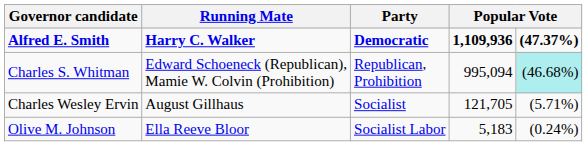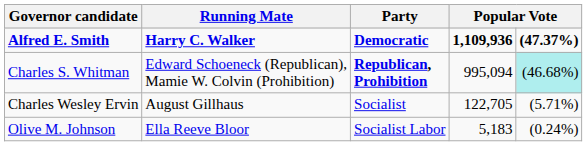(390, 72) normal -> (393, 72) bold
(488, 104) 121,705 -> (488, 104) 122,705
